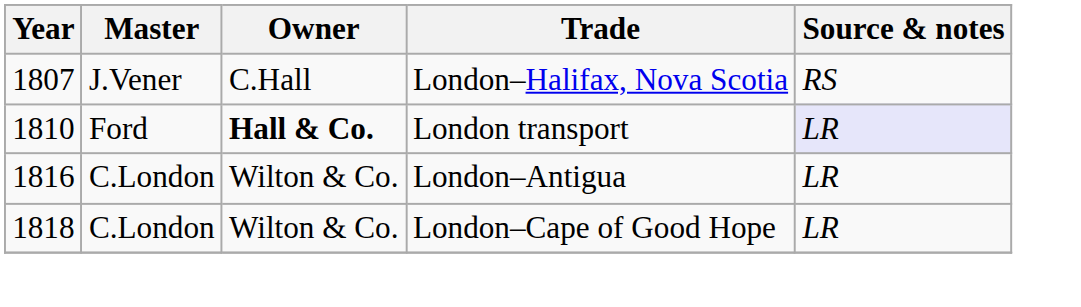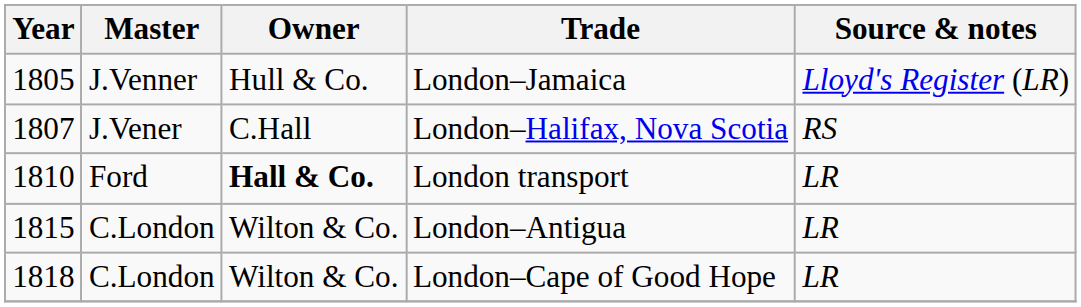+ row: (519, 78)
(821, 128) lavender background -> (821, 177) no background
(43, 177) 1816 -> (43, 227) 1815
